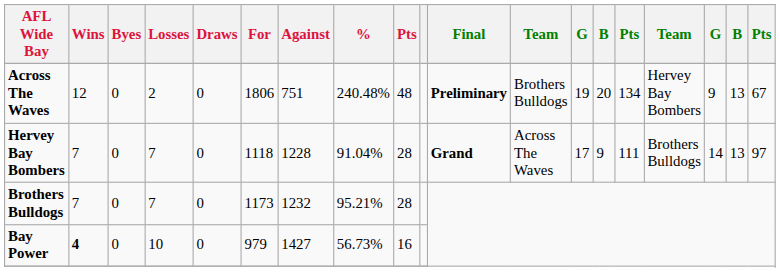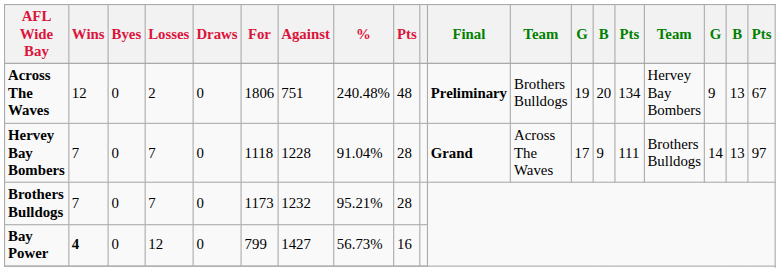(156, 244) 10 -> (156, 244) 12
(256, 244) 979 -> (256, 244) 799
